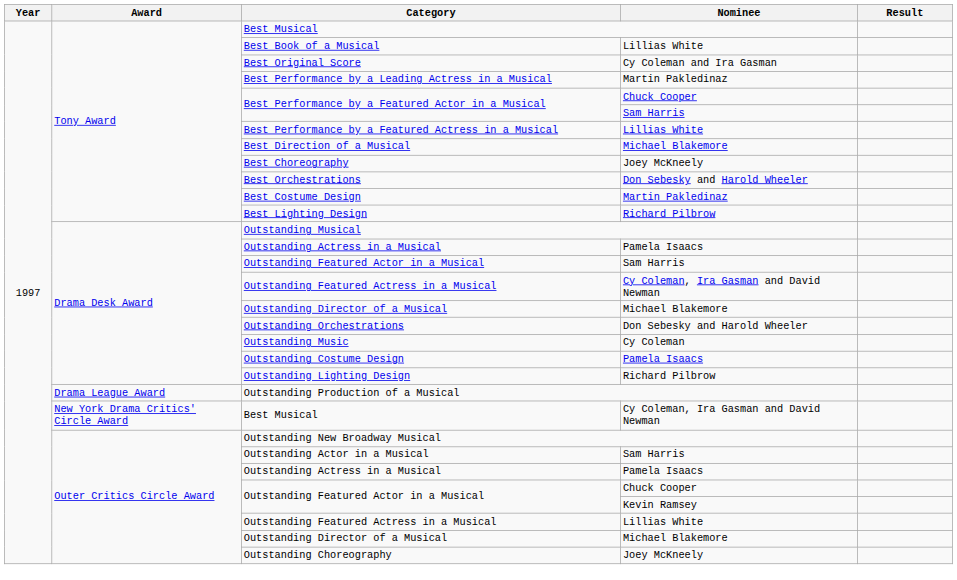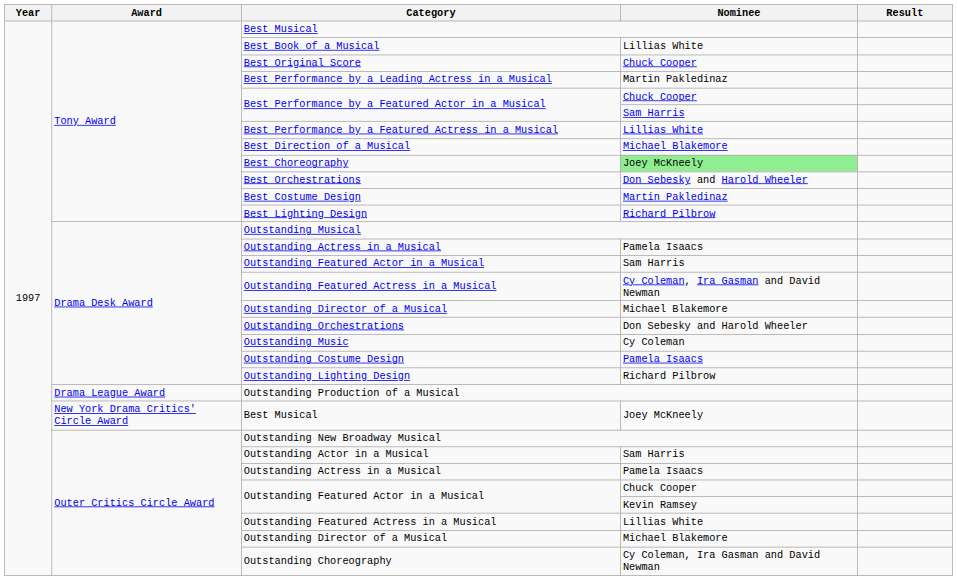(700, 63) Cy Coleman and Ira Gasman -> (660, 63) Chuck Cooper
(663, 163) no background -> (663, 163) lightgreen background
(722, 416) Cy Coleman, Ira Gasman and David Newman -> (663, 416) Joey McKneely
(663, 555) Joey McKneely -> (722, 561) Cy Coleman, Ira Gasman and David Newman
